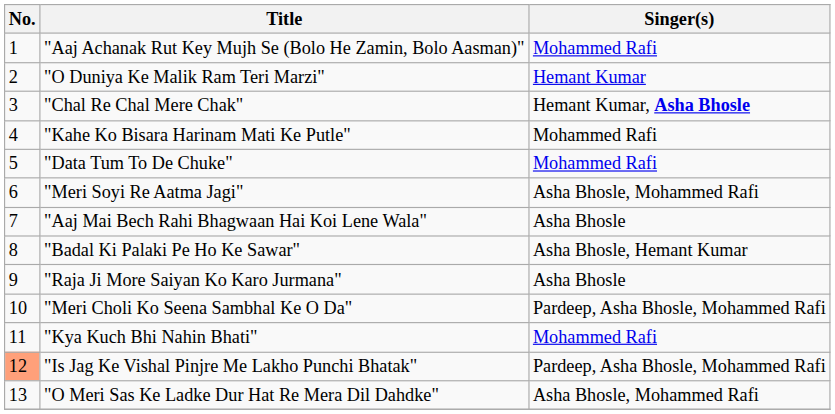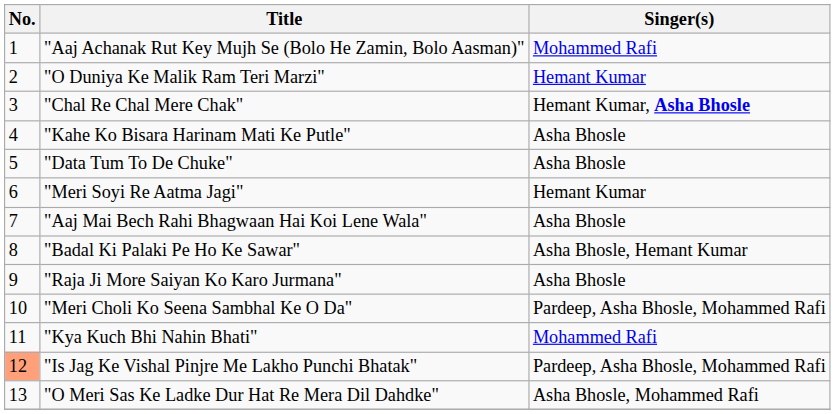(595, 134) Mohammed Rafi -> (579, 134) Asha Bhosle
(595, 163) Mohammed Rafi -> (579, 163) Asha Bhosle
(646, 192) Asha Bhosle, Mohammed Rafi -> (589, 192) Hemant Kumar
